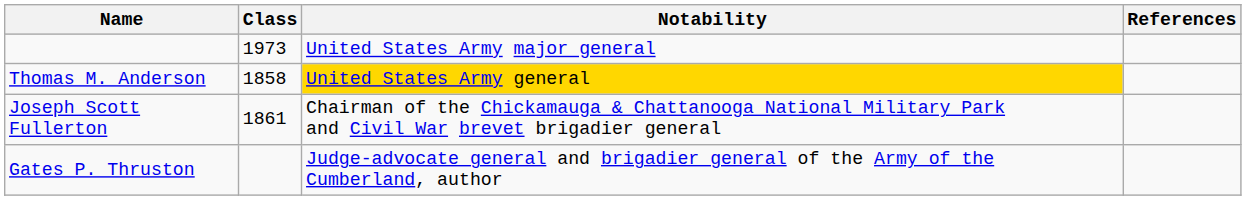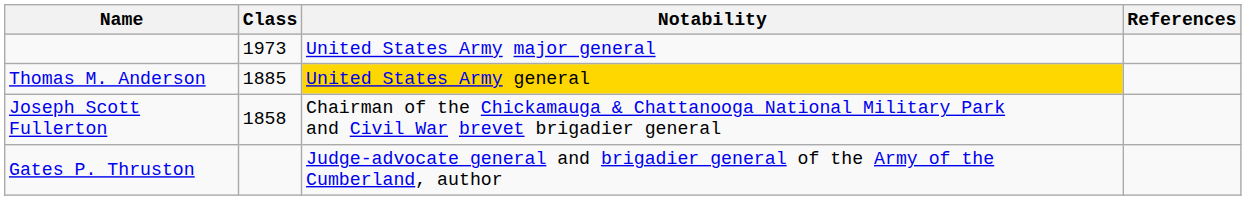(265, 79) 1858 -> (265, 79) 1885
(265, 119) 1861 -> (265, 119) 1858
